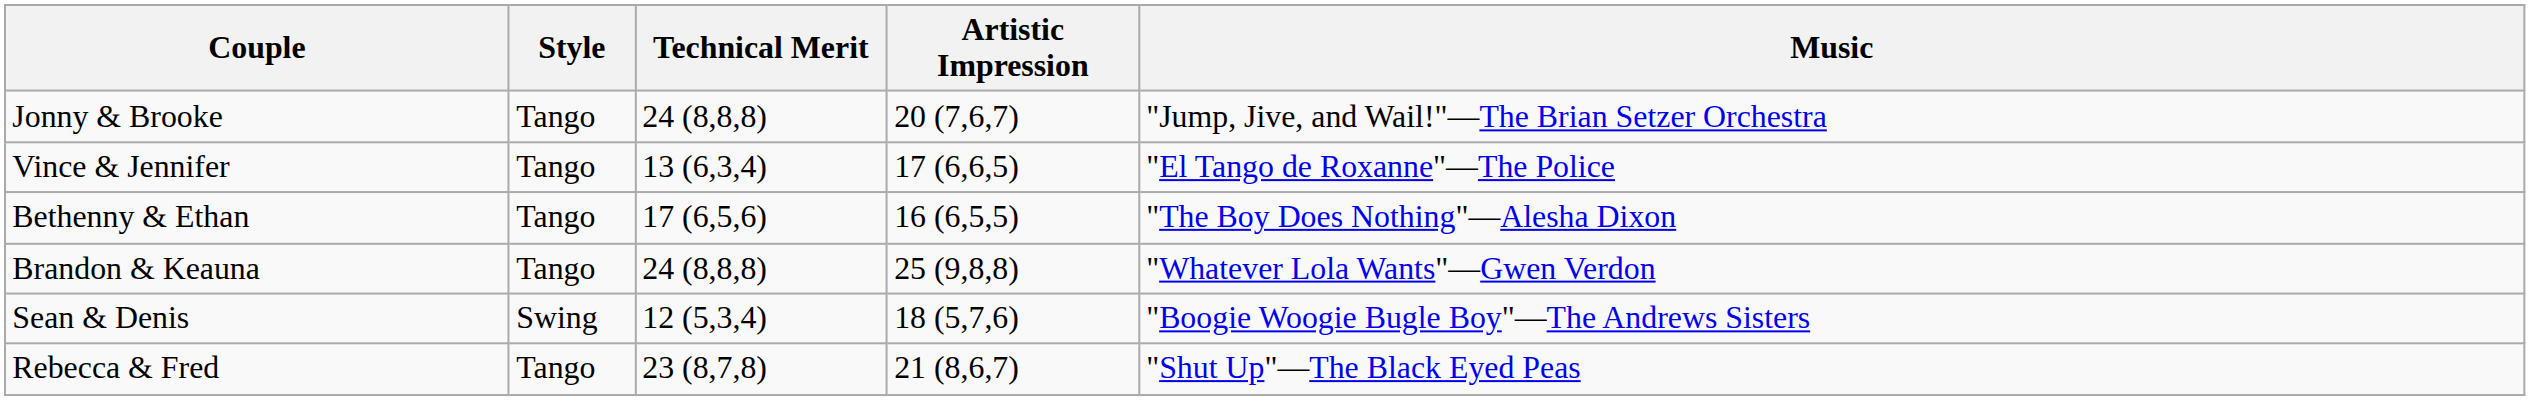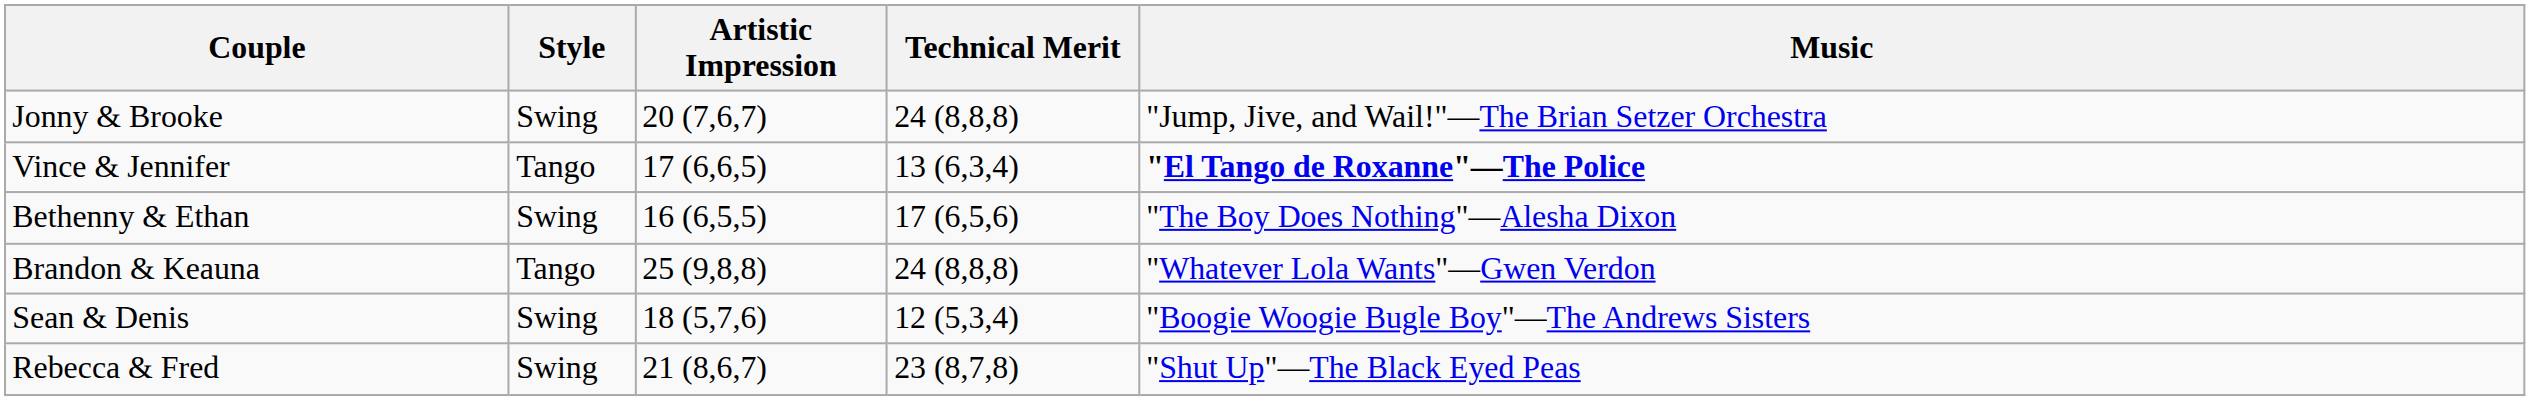columns swapped: (761, 47) <-> (1013, 47)
(556, 116) Tango -> (557, 116) Swing
(1381, 166) normal -> (1396, 166) bold
(556, 217) Tango -> (557, 217) Swing
(556, 368) Tango -> (557, 368) Swing
